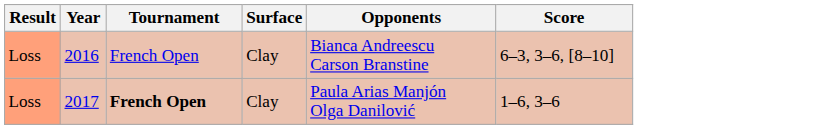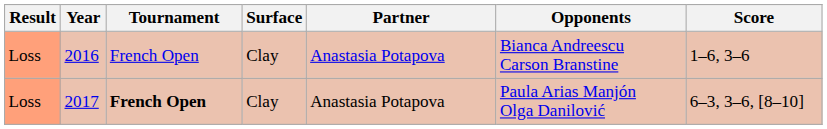+ column: (401, 18)
(557, 54) 6–3, 3–6, [8–10] -> (720, 54) 1–6, 3–6
(530, 101) 1–6, 3–6 -> (747, 101) 6–3, 3–6, [8–10]
